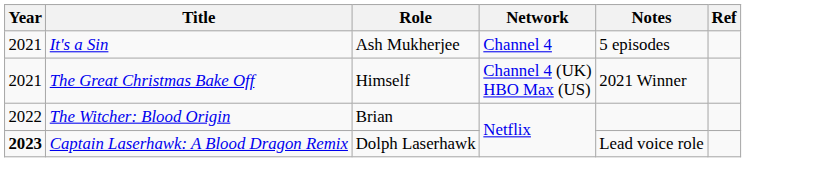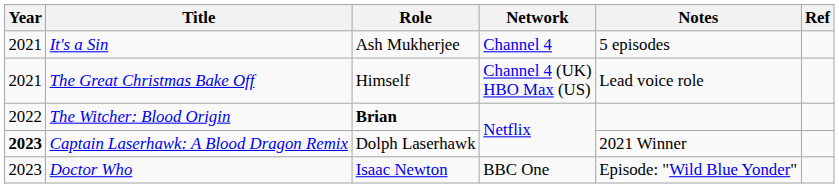(643, 80) 2021 Winner -> (652, 80) Lead voice role
(374, 116) normal -> (376, 116) bold
(652, 143) Lead voice role -> (643, 143) 2021 Winner
+ row: (91, 169)
